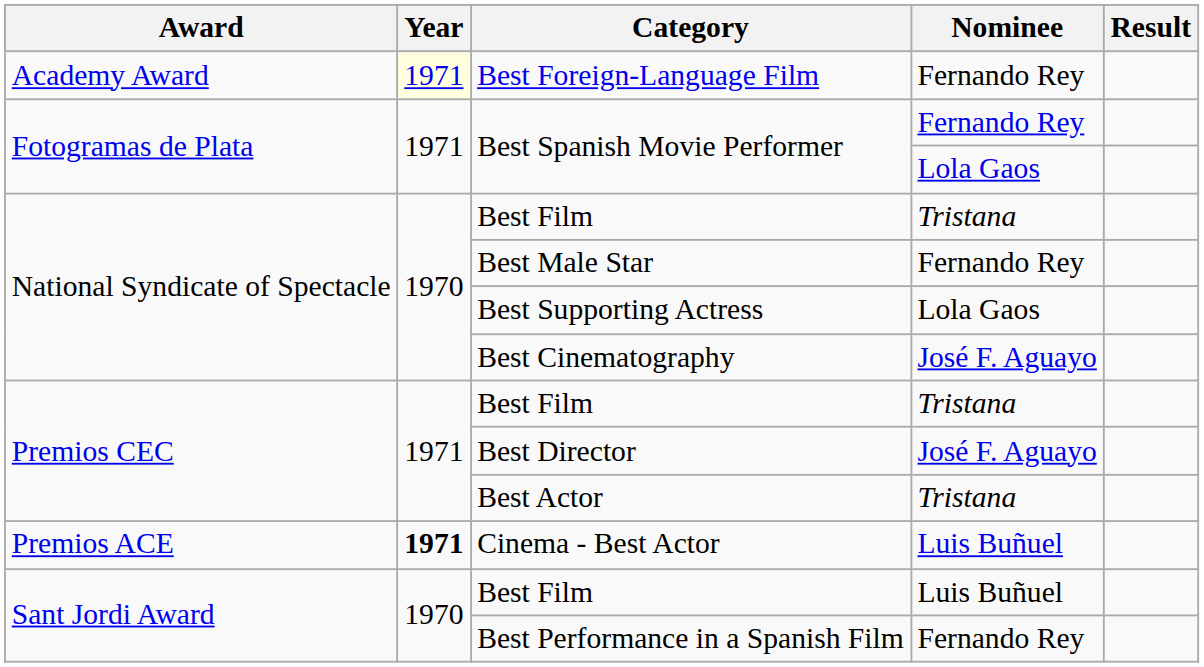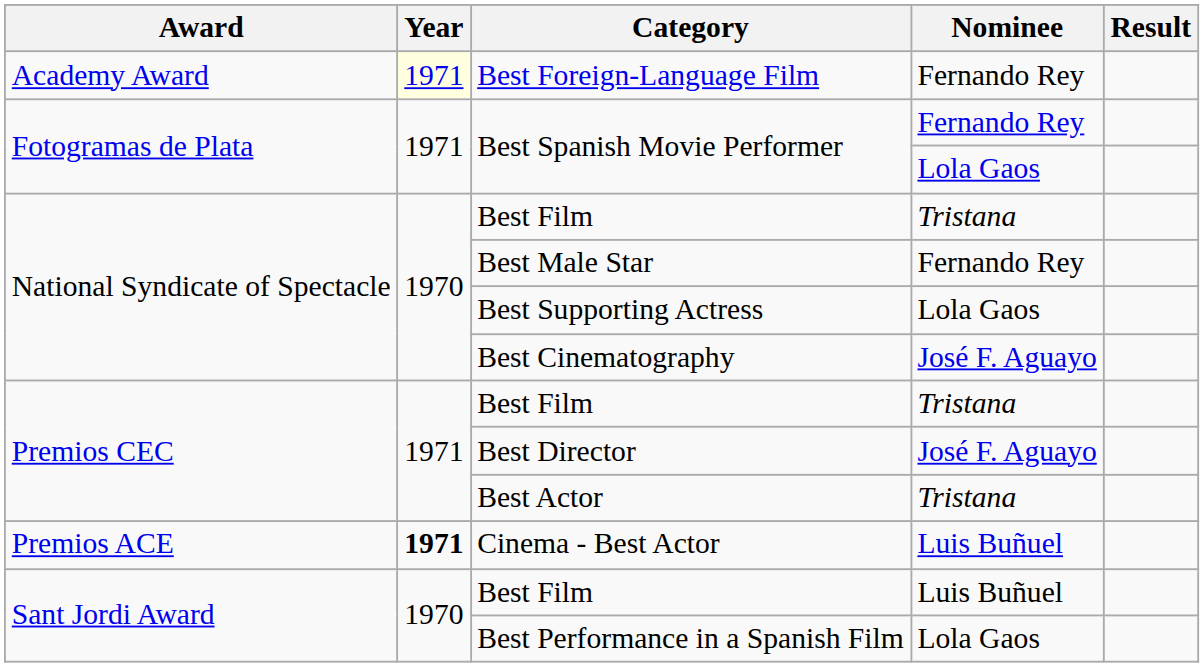(1001, 638) Fernando Rey -> (979, 638) Lola Gaos
